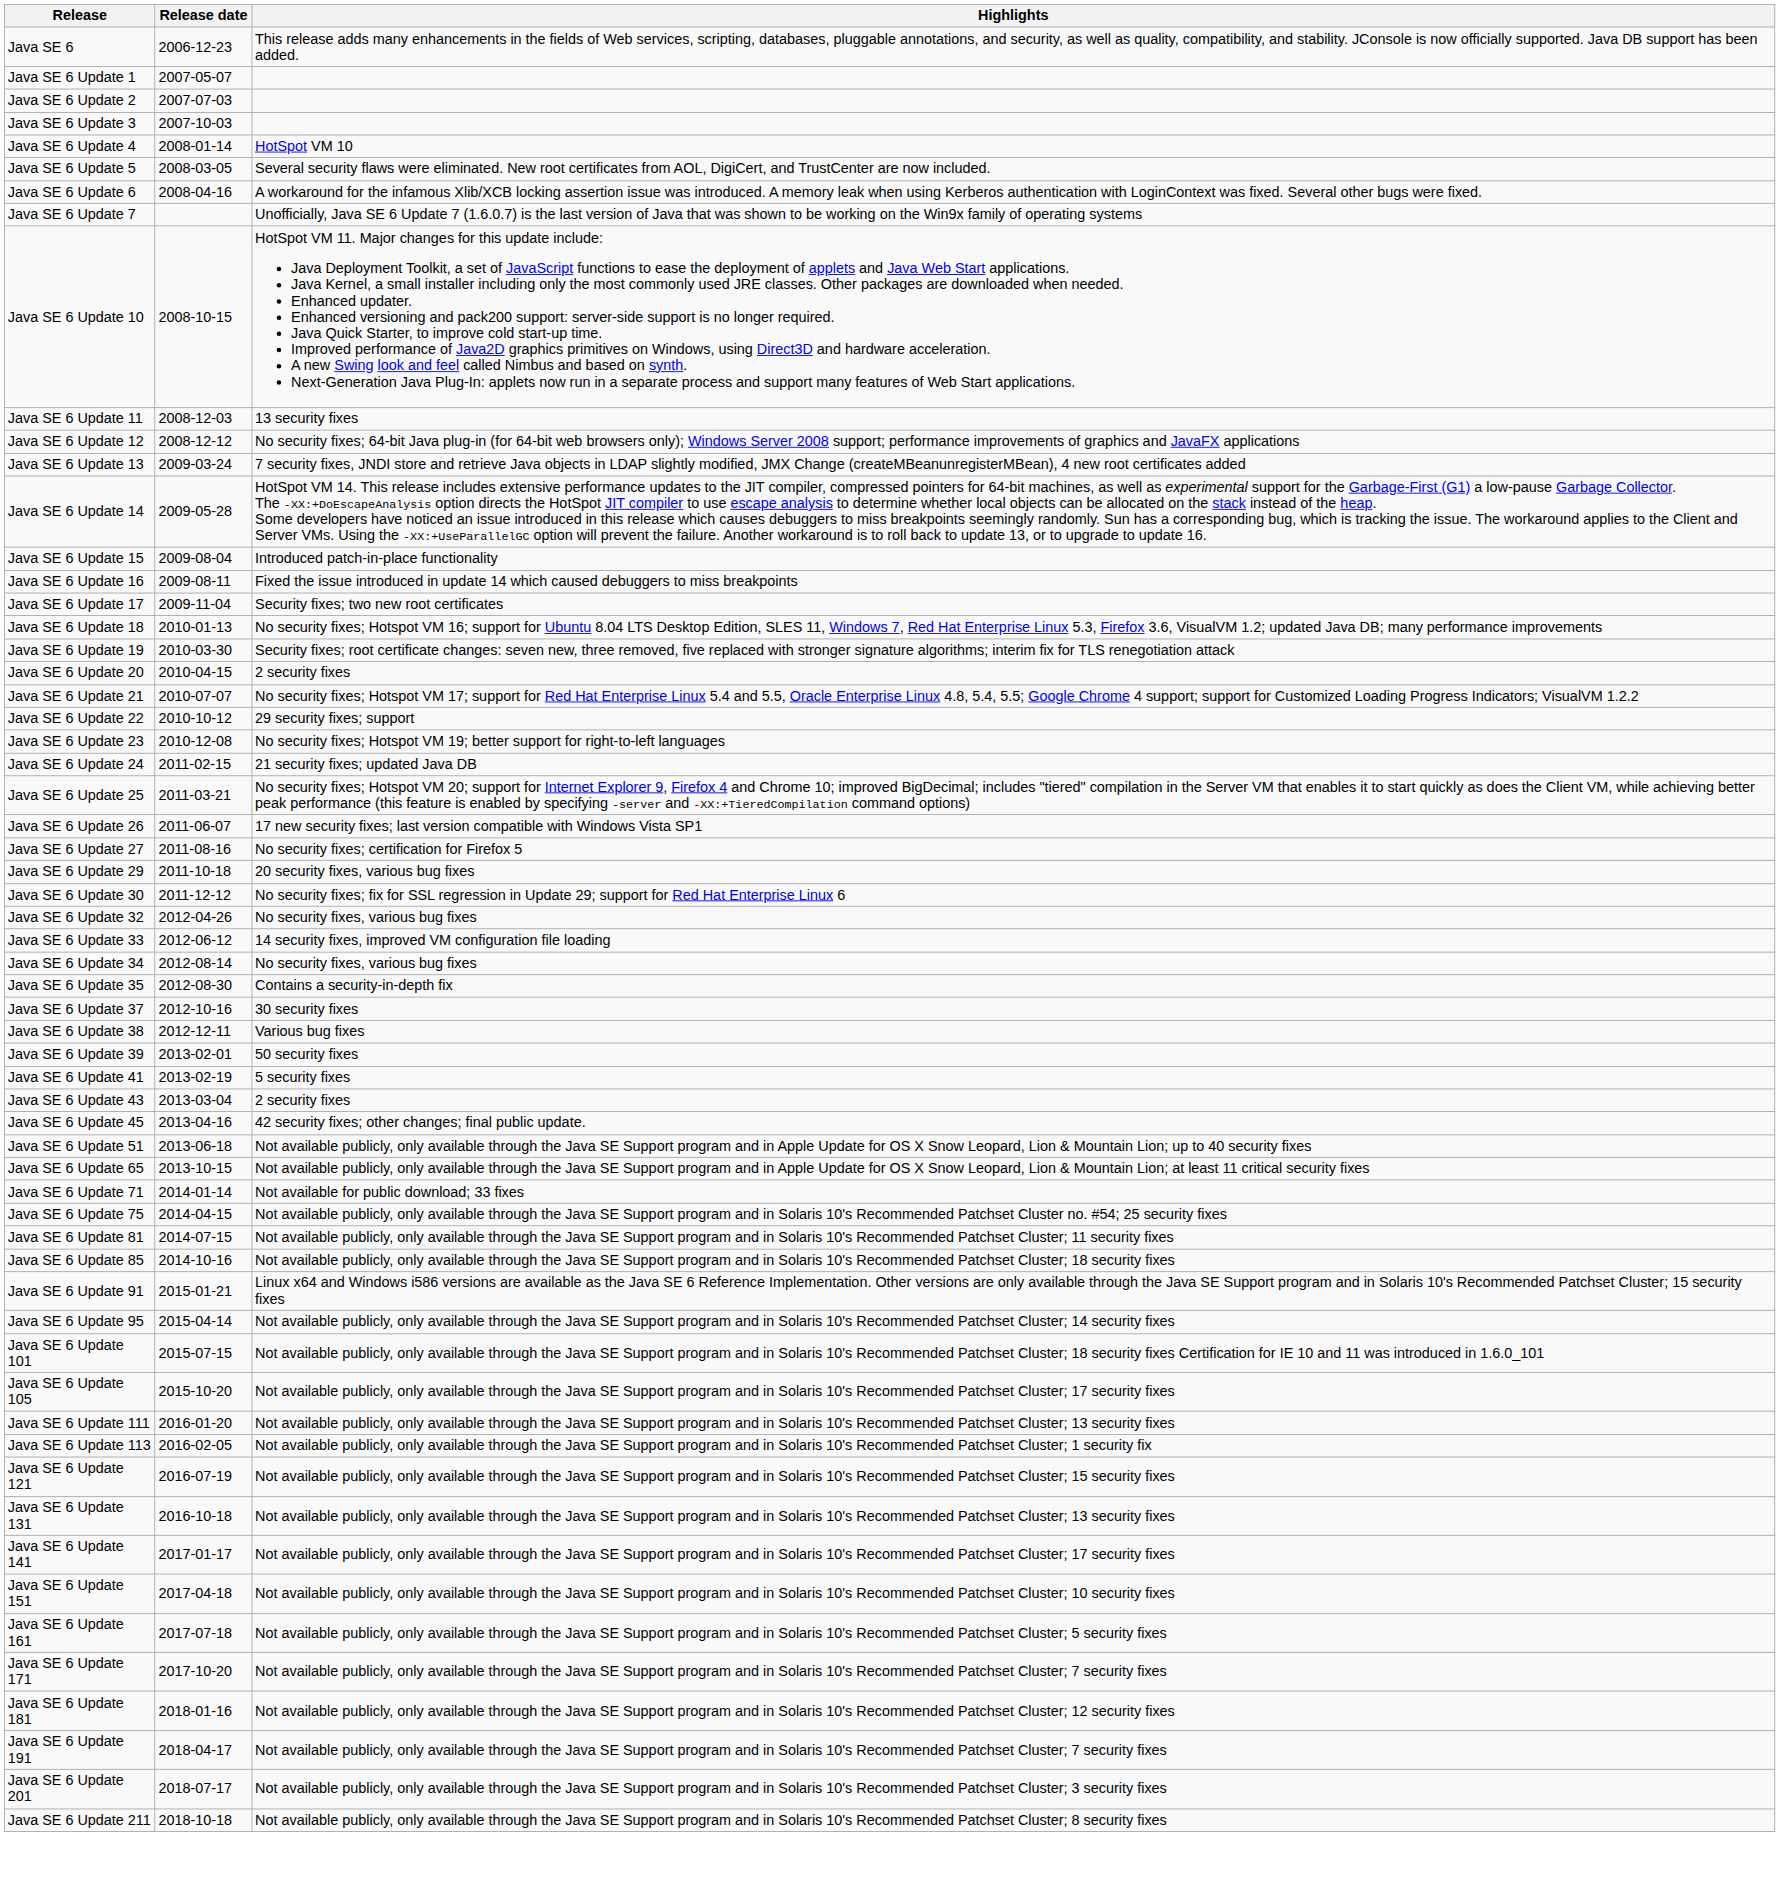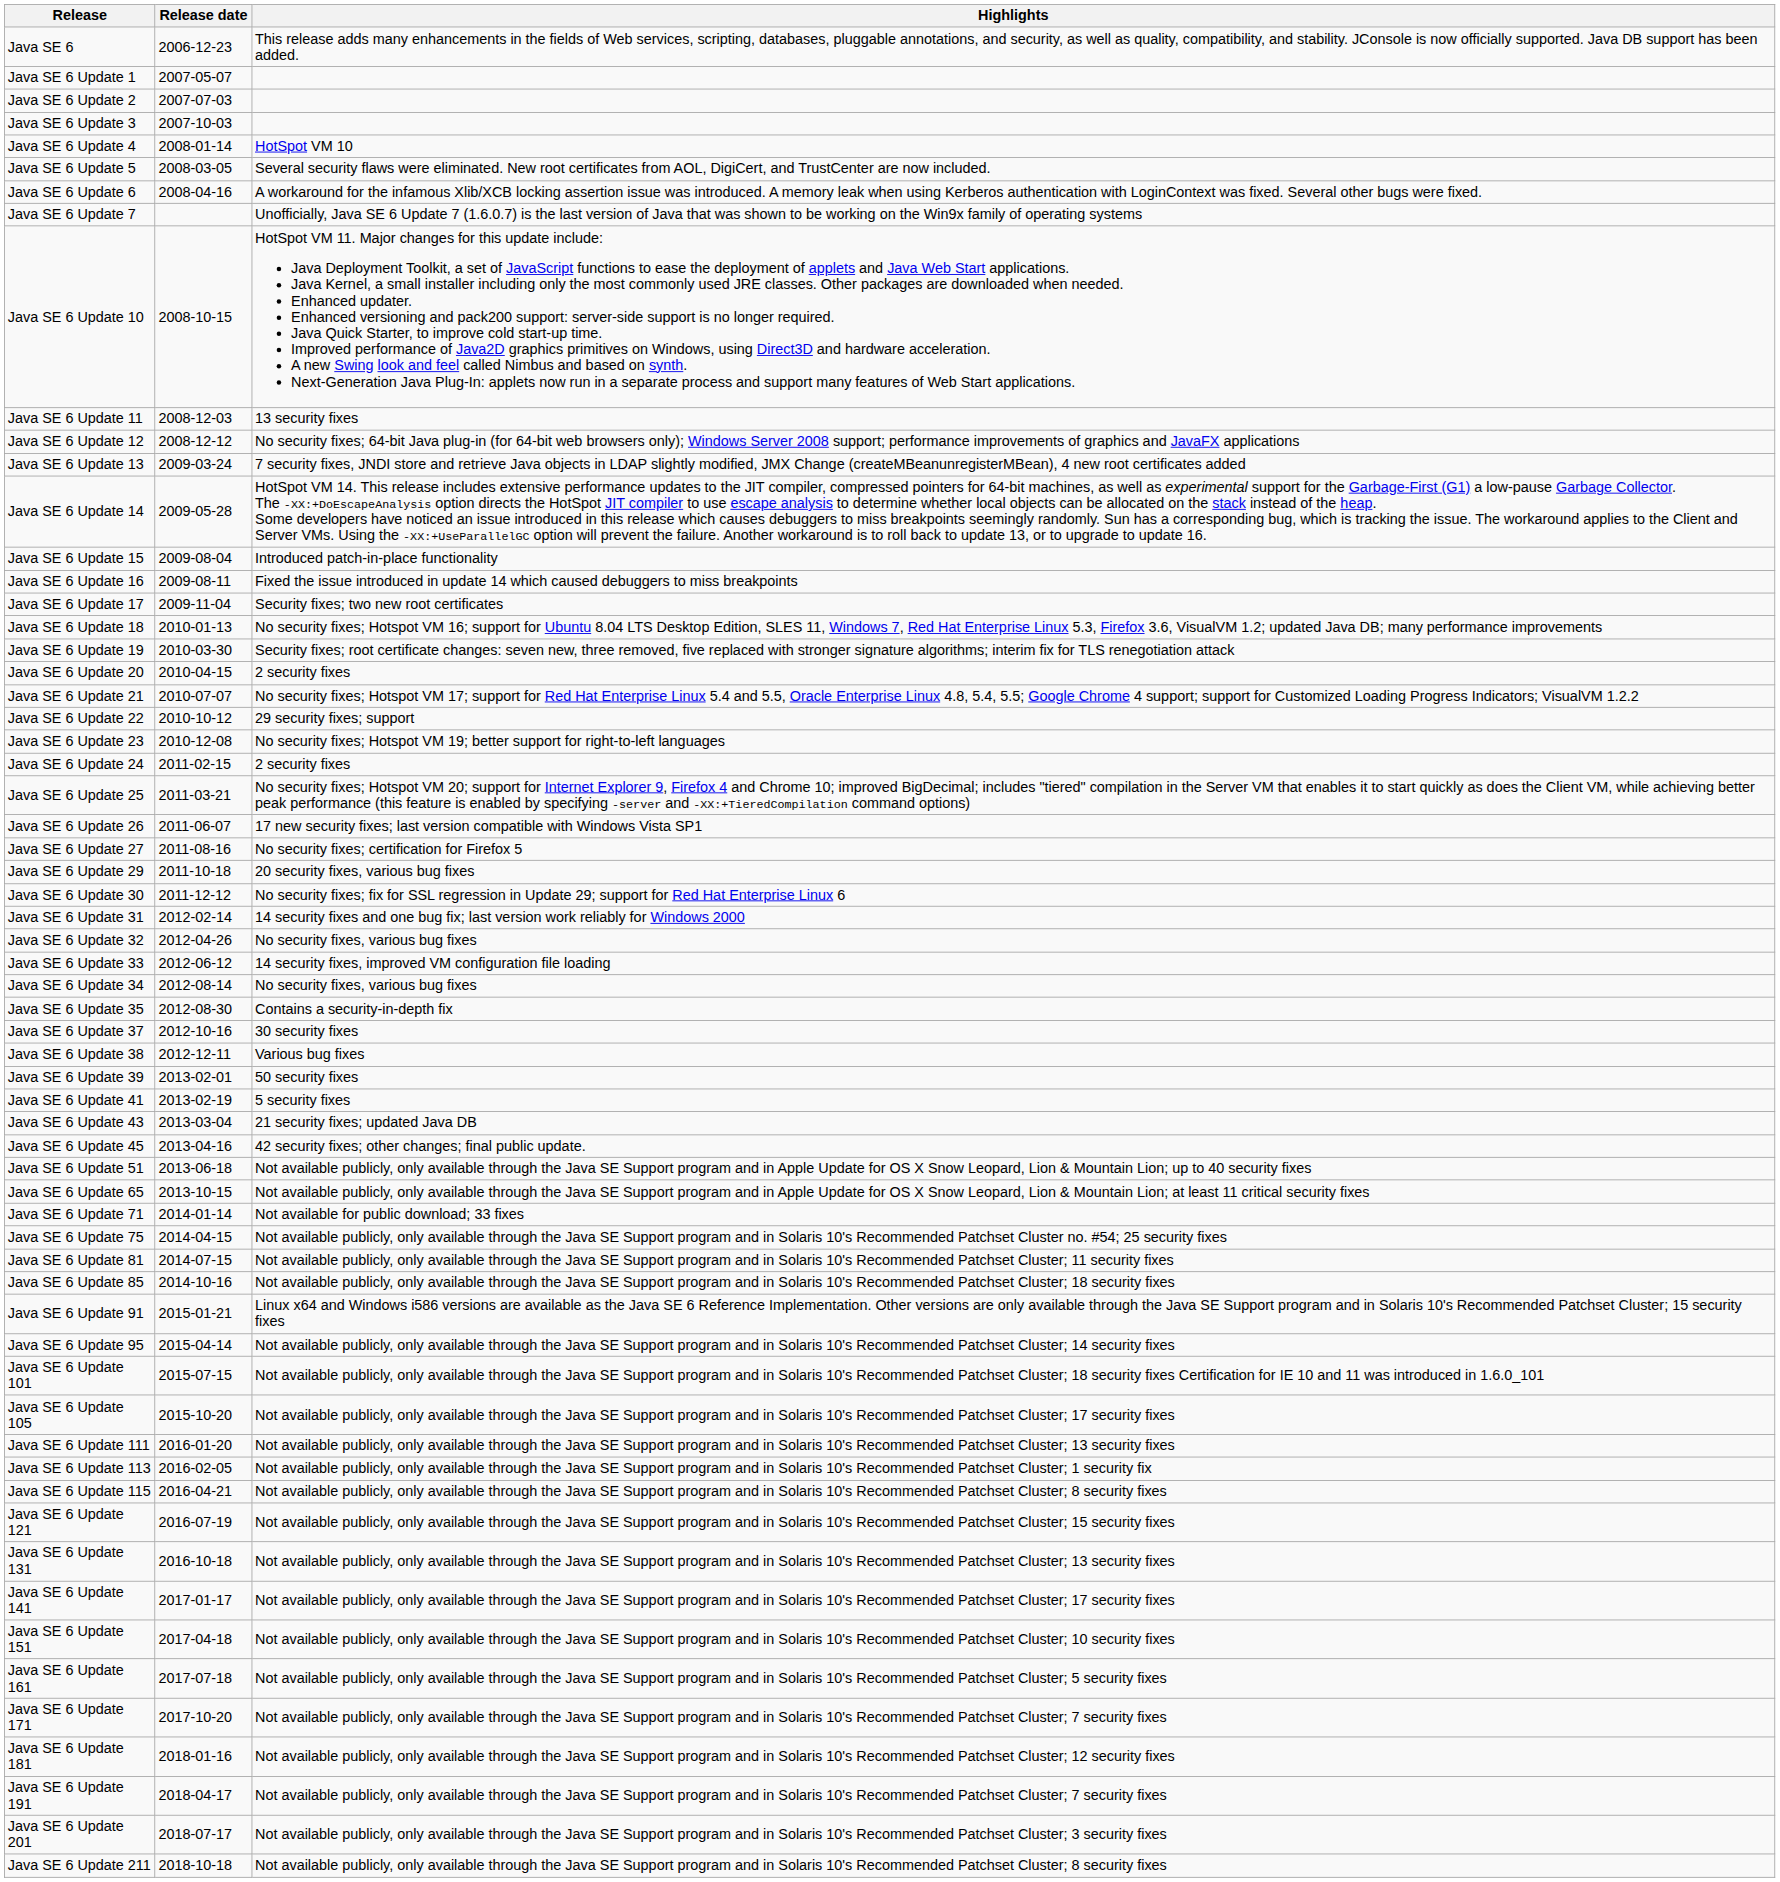(366, 764) 21 security fixes; updated Java DB -> (303, 764) 2 security fixes
+ row: (76, 917)
(303, 1100) 2 security fixes -> (366, 1123) 21 security fixes; updated Java DB
+ row: (79, 1491)
